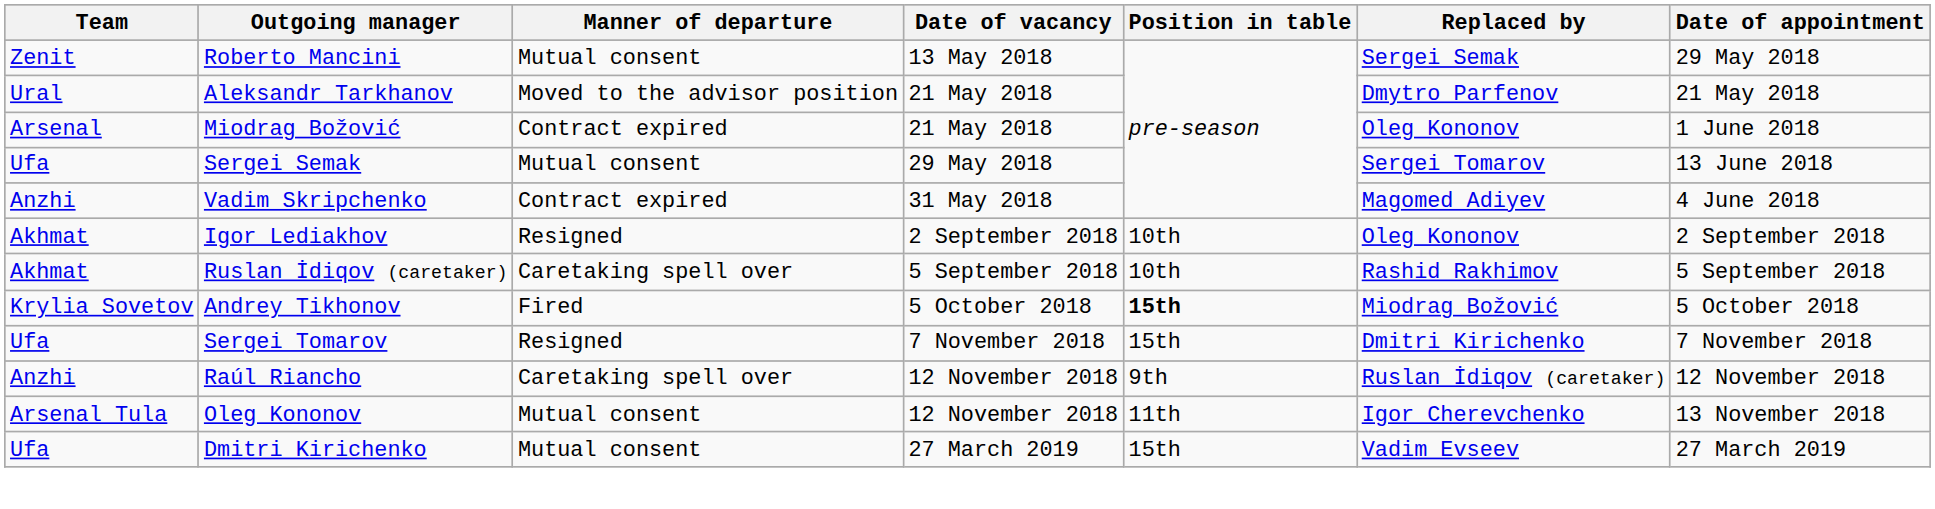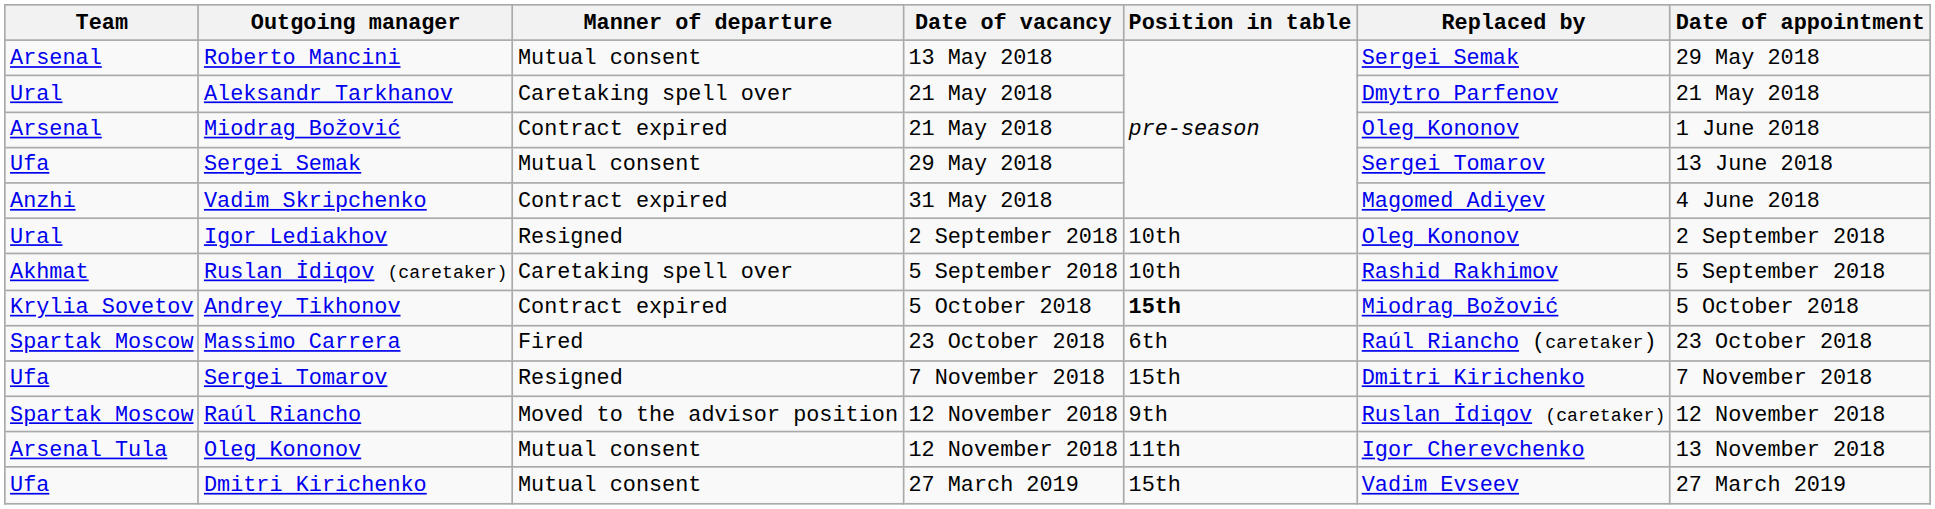(43, 58) Zenit -> (56, 58) Arsenal
(708, 94) Moved to the advisor position -> (656, 94) Caretaking spell over
(49, 236) Akhmat -> (36, 236) Ural
(551, 307) Fired -> (623, 307) Contract expired
+ row: (302, 343)
(43, 379) Anzhi -> (102, 414) Spartak Moscow
(656, 379) Caretaking spell over -> (708, 414) Moved to the advisor position
